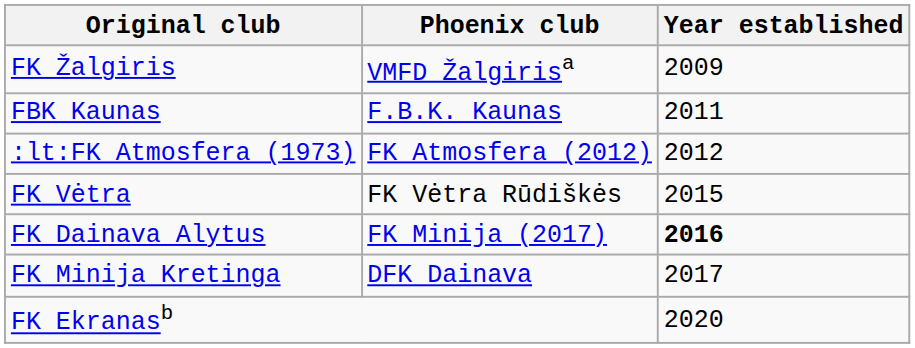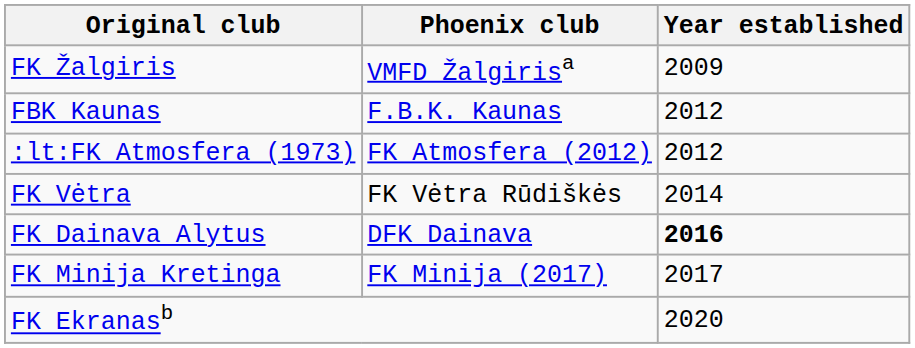(694, 113) 2011 -> (694, 113) 2012
(694, 194) 2015 -> (694, 194) 2014
(487, 235) FK Minija (2017) -> (450, 235) DFK Dainava
(450, 276) DFK Dainava -> (487, 276) FK Minija (2017)
